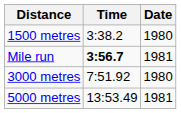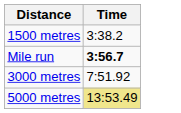- column: (158, 14)
(112, 98) no background -> (112, 98) khaki background
